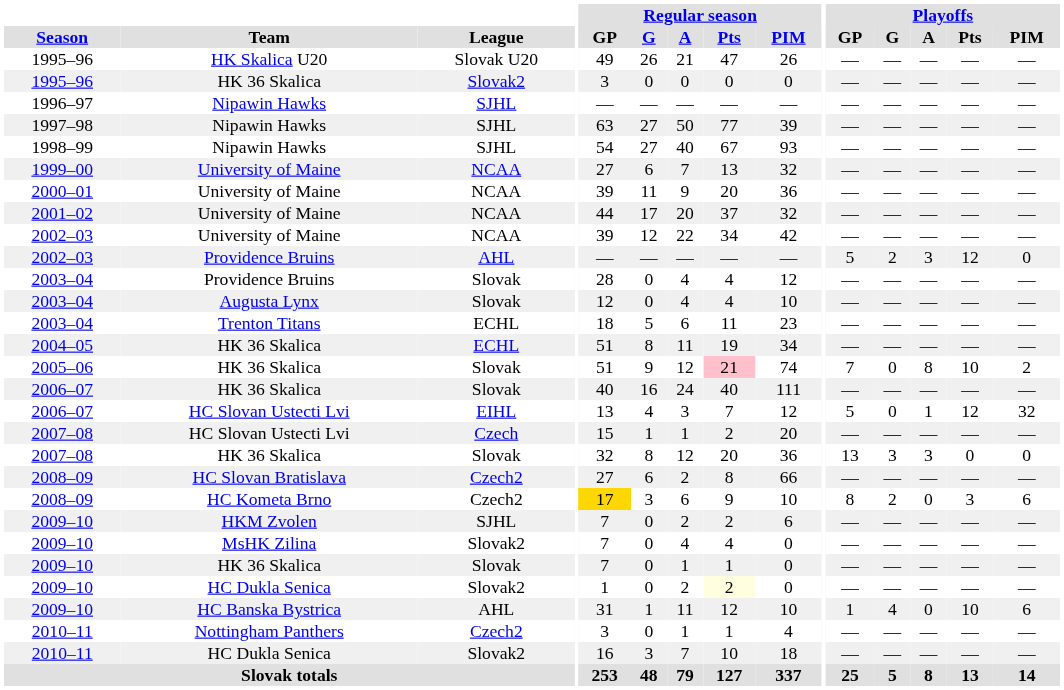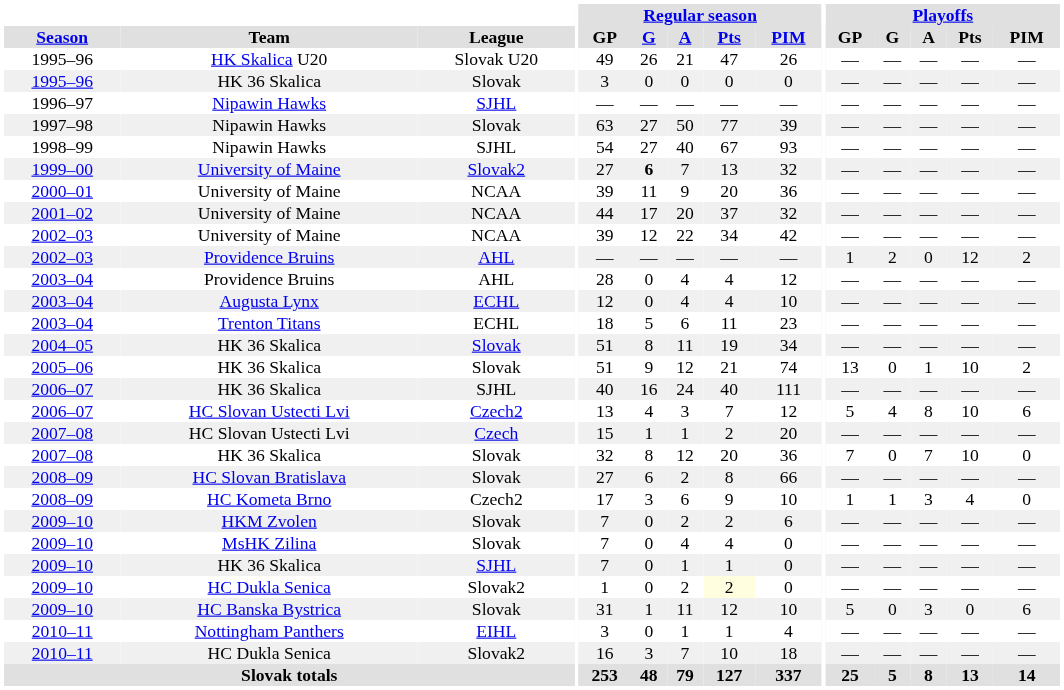(496, 80) Slovak2 -> (496, 80) Slovak
(496, 124) SJHL -> (496, 124) Slovak
(496, 168) NCAA -> (496, 168) Slovak2
(649, 168) normal -> (649, 168) bold
(850, 256) 5 -> (850, 256) 1
(929, 256) 3 -> (929, 256) 0
(1027, 256) 0 -> (1027, 256) 2
(496, 278) Slovak -> (496, 278) AHL
(496, 300) Slovak -> (496, 300) ECHL
(496, 344) ECHL -> (496, 344) Slovak
(729, 366) pink background -> (729, 366) no background
(850, 366) 7 -> (850, 366) 13
(929, 366) 8 -> (929, 366) 1
(496, 388) Slovak -> (496, 388) SJHL
(496, 410) EIHL -> (496, 410) Czech2
(892, 410) 0 -> (892, 410) 4
(929, 410) 1 -> (929, 410) 8
(970, 410) 12 -> (970, 410) 10
(1027, 410) 32 -> (1027, 410) 6
(850, 454) 13 -> (850, 454) 7
(892, 454) 3 -> (892, 454) 0
(929, 454) 3 -> (929, 454) 7
(970, 454) 0 -> (970, 454) 10
(496, 476) Czech2 -> (496, 476) Slovak
(605, 498) gold background -> (605, 498) no background
(850, 498) 8 -> (850, 498) 1
(892, 498) 2 -> (892, 498) 1
(929, 498) 0 -> (929, 498) 3
(970, 498) 3 -> (970, 498) 4
(1027, 498) 6 -> (1027, 498) 0
(496, 520) SJHL -> (496, 520) Slovak
(496, 542) Slovak2 -> (496, 542) Slovak
(496, 564) Slovak -> (496, 564) SJHL
(496, 608) AHL -> (496, 608) Slovak
(850, 608) 1 -> (850, 608) 5
(892, 608) 4 -> (892, 608) 0
(929, 608) 0 -> (929, 608) 3
(970, 608) 10 -> (970, 608) 0
(496, 630) Czech2 -> (496, 630) EIHL
